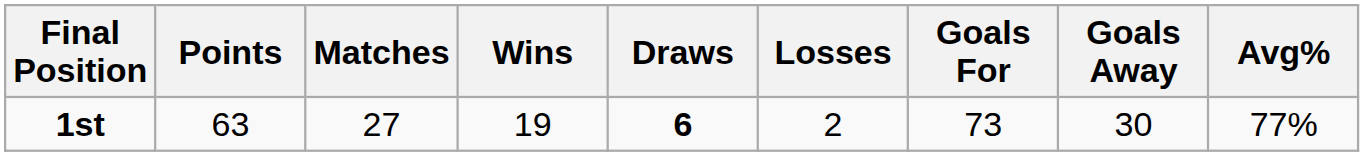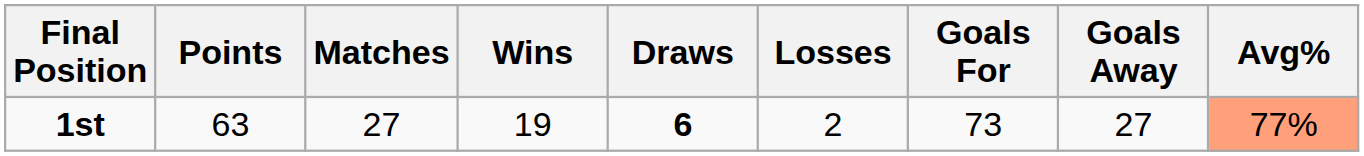(1134, 124) 30 -> (1134, 124) 27
(1284, 124) no background -> (1284, 124) lightsalmon background
